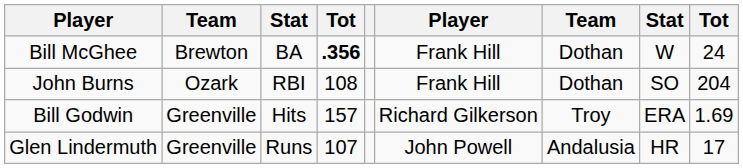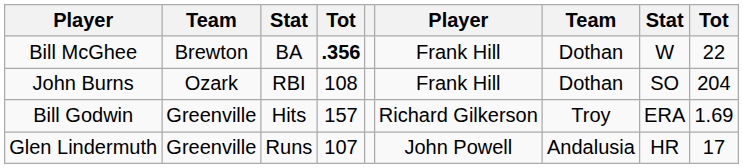(714, 52) 24 -> (714, 52) 22
